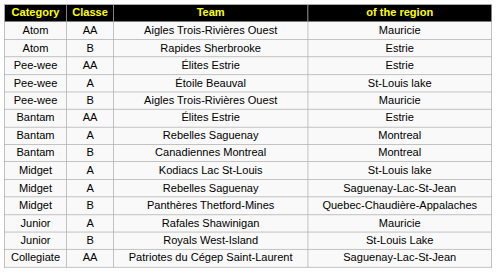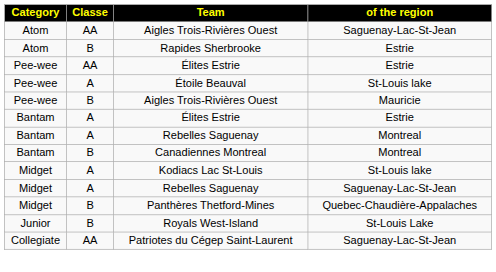(400, 30) Mauricie -> (400, 30) Saguenay-Lac-St-Jean
(90, 118) AA -> (90, 118) A
- row: (36, 223)
